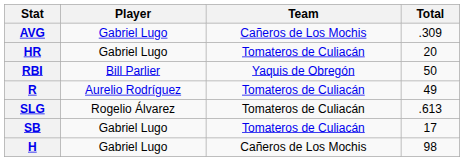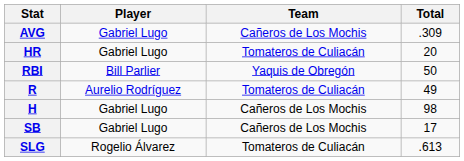rows swapped: (32, 147) <-> (32, 109)
(303, 128) Tomateros de Culiacán -> (303, 128) Cañeros de Los Mochis
